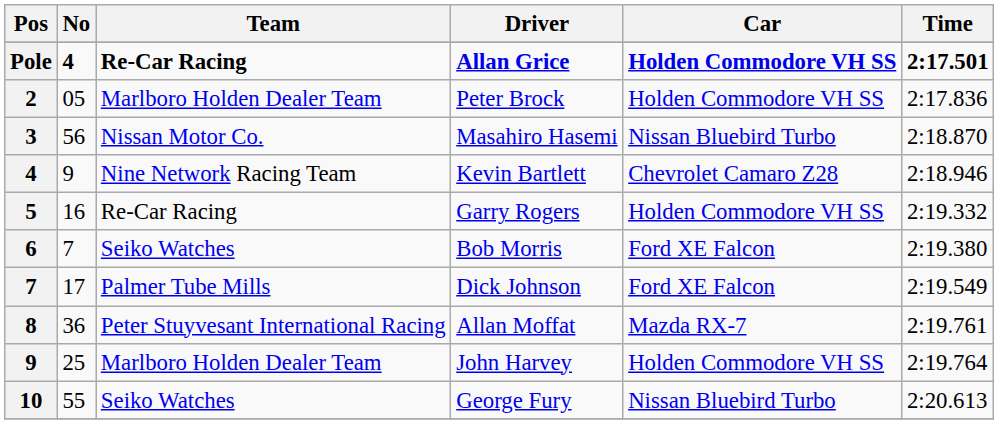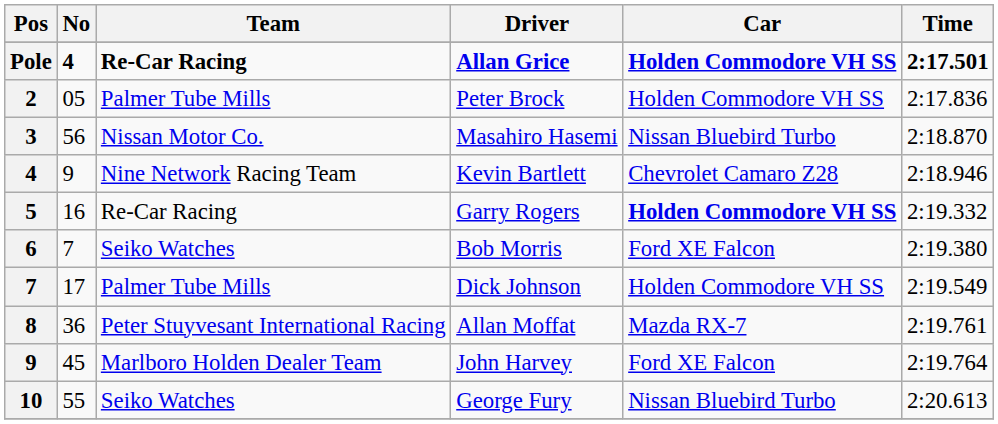(241, 98) Marlboro Holden Dealer Team -> (186, 98) Palmer Tube Mills
(756, 211) normal -> (762, 211) bold
(702, 286) Ford XE Falcon -> (756, 286) Holden Commodore VH SS
(74, 361) 25 -> (74, 361) 45
(756, 361) Holden Commodore VH SS -> (702, 361) Ford XE Falcon
